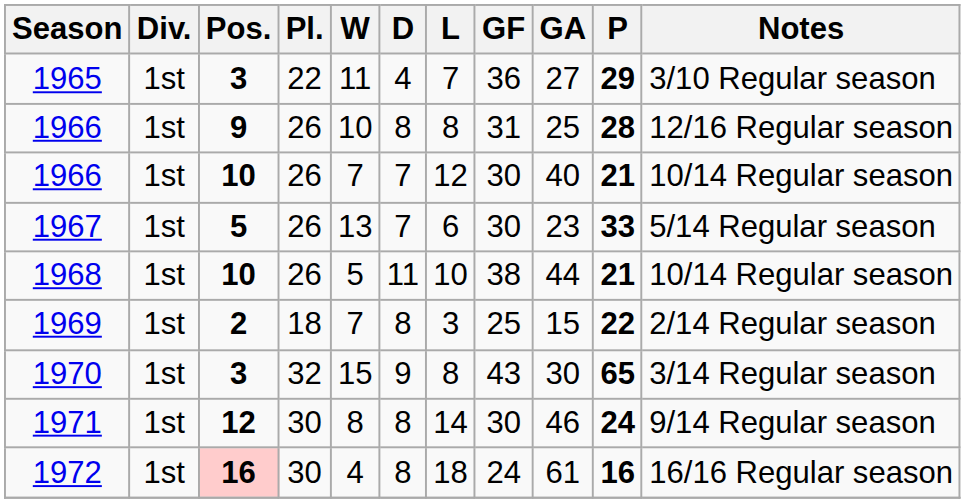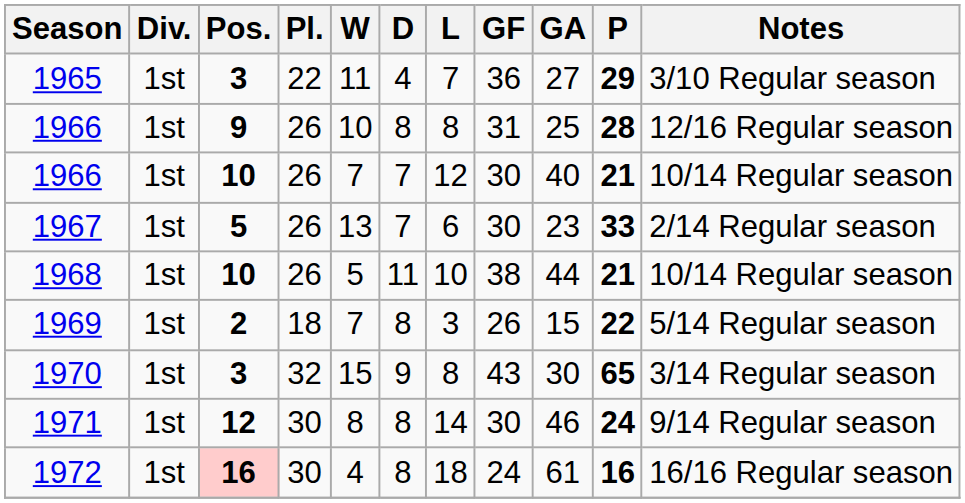(792, 226) 5/14 Regular season -> (792, 226) 2/14 Regular season
(504, 324) 25 -> (504, 324) 26
(792, 324) 2/14 Regular season -> (792, 324) 5/14 Regular season
